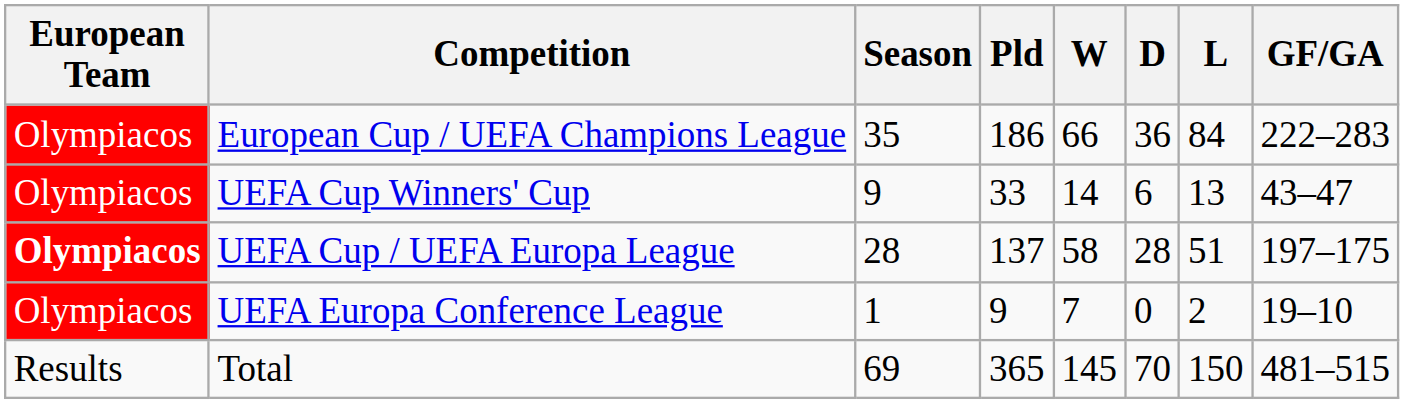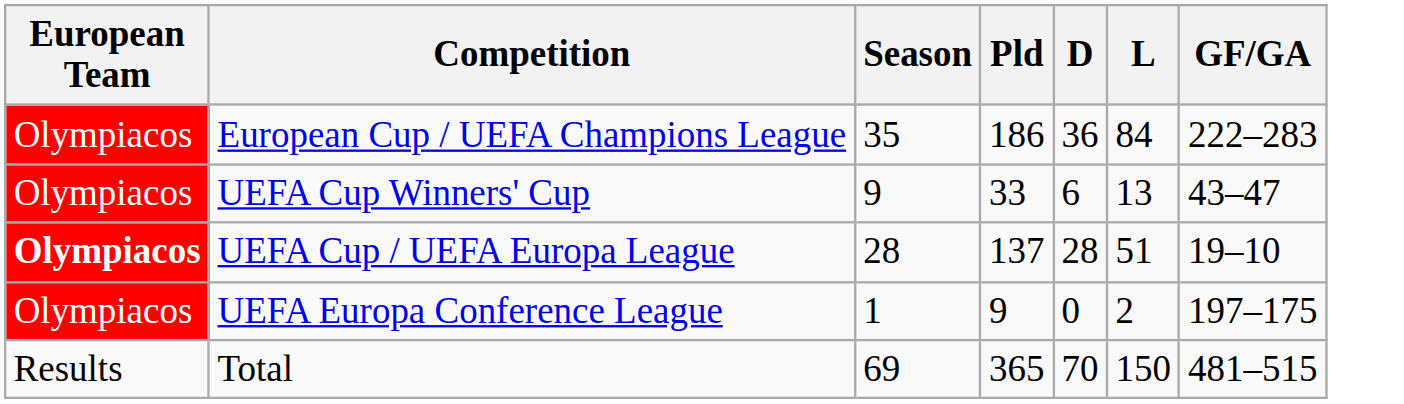- column: (1089, 54)
(1325, 251) 197–175 -> (1234, 251) 19–10
(1307, 309) 19–10 -> (1253, 309) 197–175
